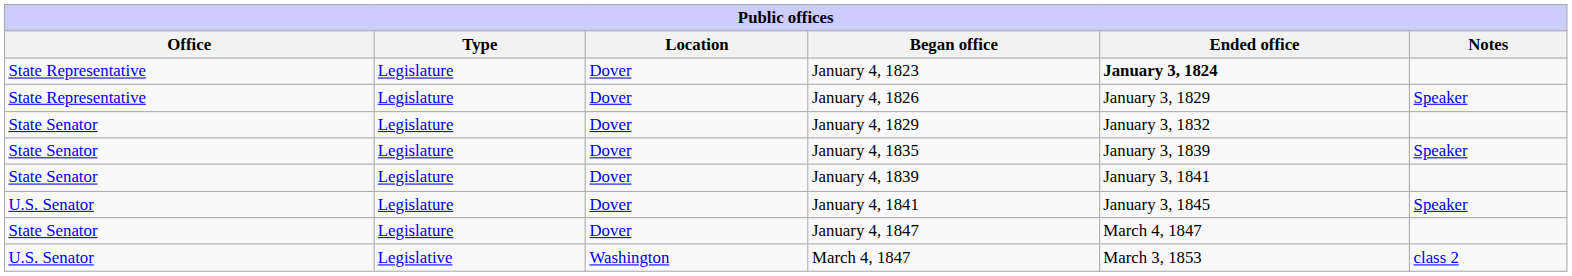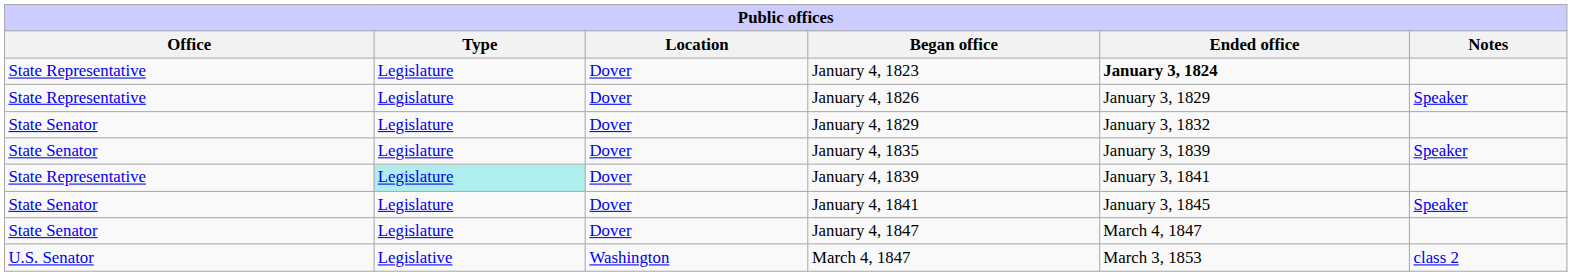(53, 177) State Senator -> (77, 177) State Representative
(416, 177) no background -> (416, 177) paleturquoise background
(51, 204) U.S. Senator -> (53, 204) State Senator
